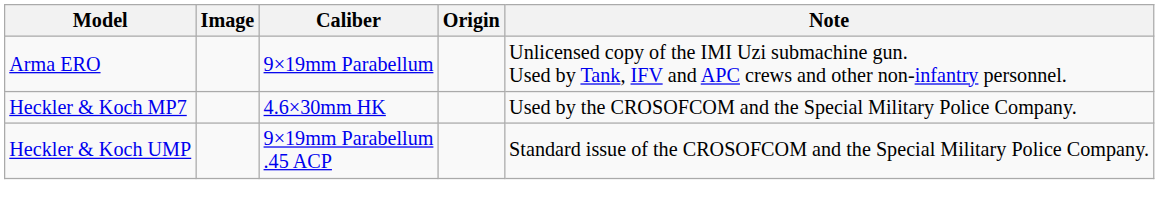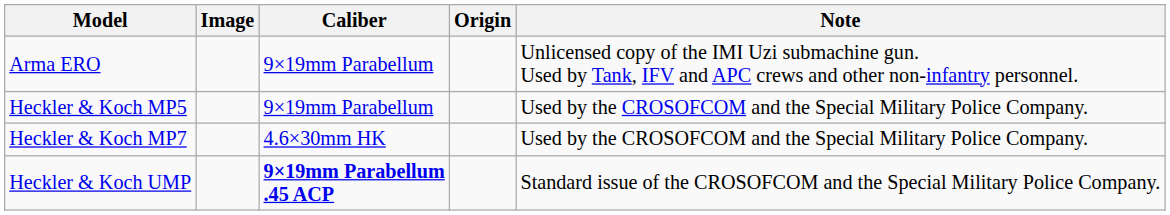+ row: (98, 107)
(348, 150) normal -> (354, 182) bold
